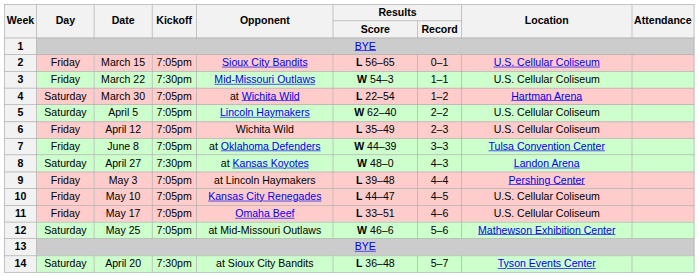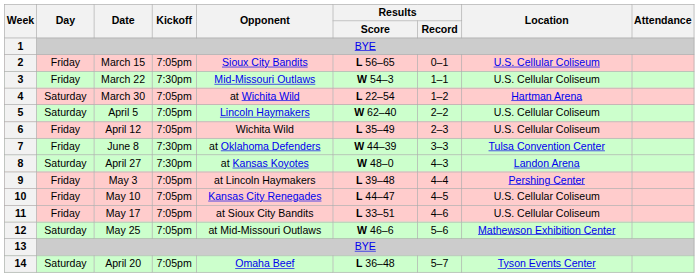(174, 146) 7:05pm -> (174, 146) 7:30pm
(265, 213) Omaha Beef -> (265, 213) at Sioux City Bandits
(174, 264) 7:30pm -> (174, 264) 7:05pm
(265, 264) at Sioux City Bandits -> (265, 264) Omaha Beef
